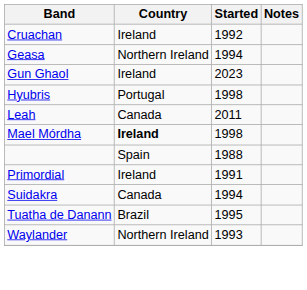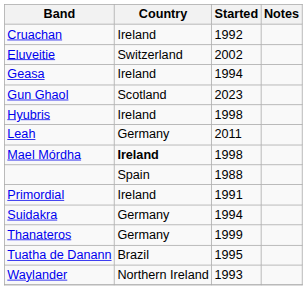+ row: (31, 54)
(163, 54) Northern Ireland -> (137, 74) Ireland
(137, 74) Ireland -> (142, 94) Scotland
(141, 94) Portugal -> (137, 114) Ireland
(140, 114) Canada -> (143, 134) Germany
(140, 194) Canada -> (143, 214) Germany
+ row: (39, 235)
